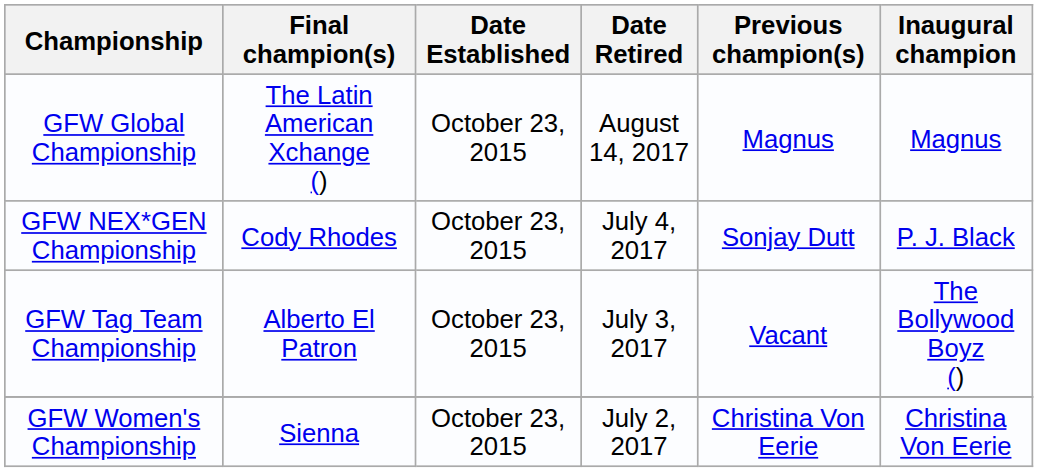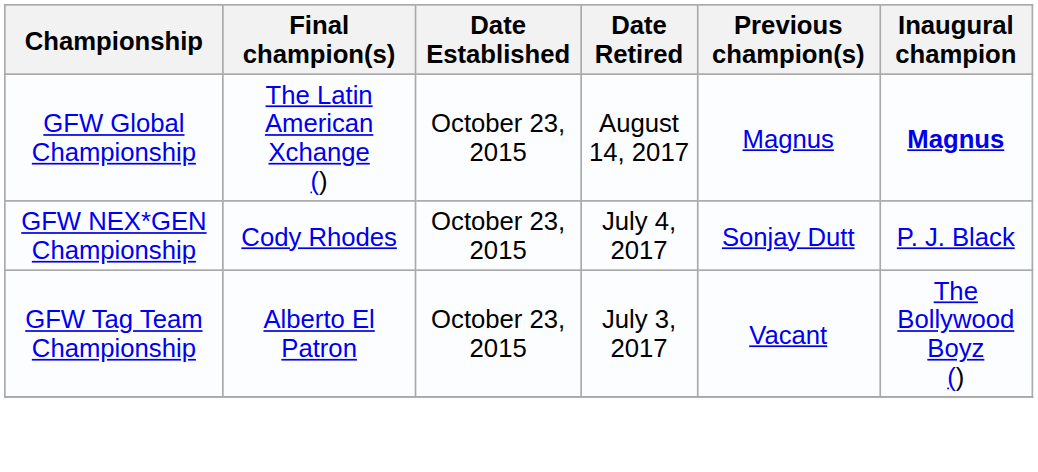(956, 138) normal -> (956, 138) bold
- row: (114, 432)
